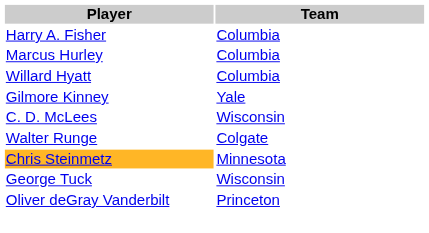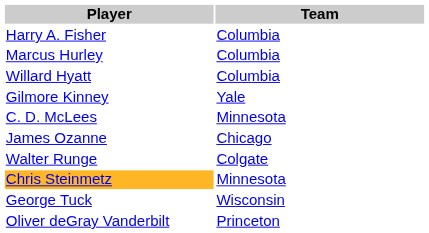(251, 117) Wisconsin -> (251, 117) Minnesota
+ row: (56, 138)
